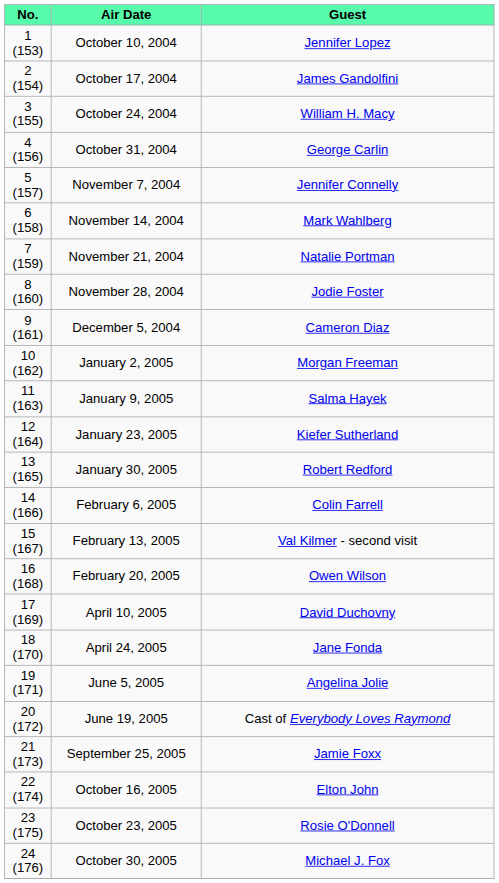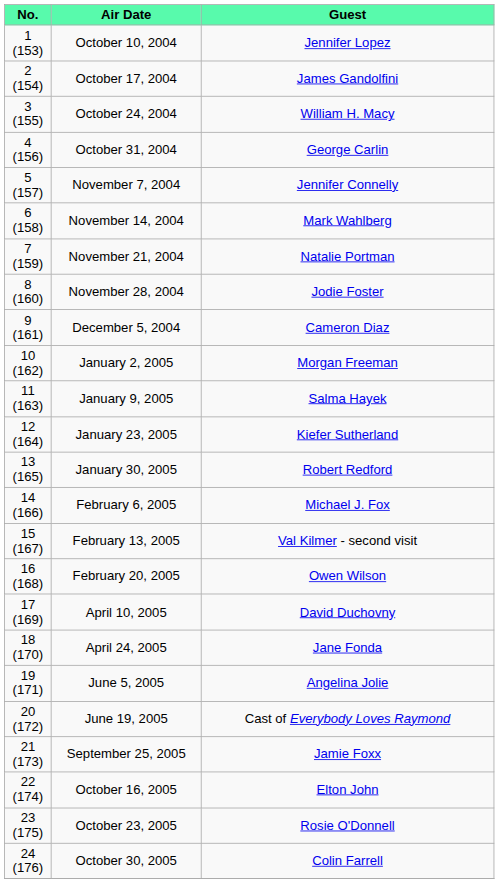(348, 505) Colin Farrell -> (348, 505) Michael J. Fox
(348, 861) Michael J. Fox -> (348, 861) Colin Farrell
